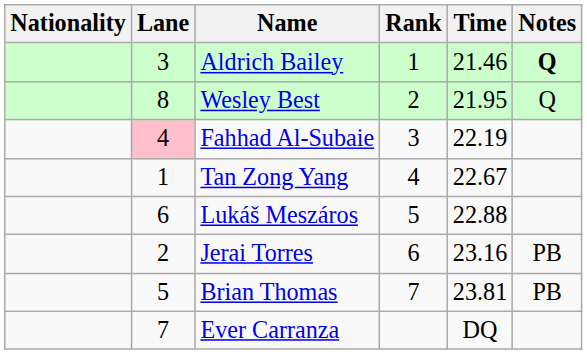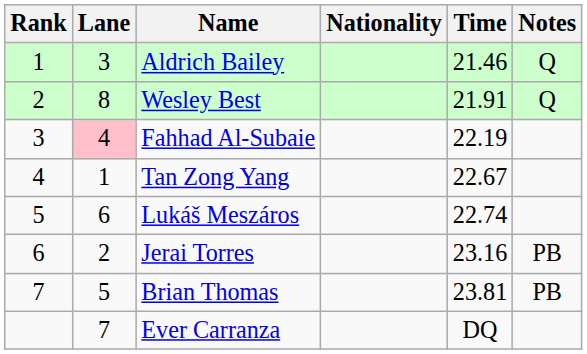columns swapped: (414, 23) <-> (68, 23)
(547, 61) bold -> (547, 61) normal
(480, 100) 21.95 -> (480, 100) 21.91
(480, 215) 22.88 -> (480, 215) 22.74
